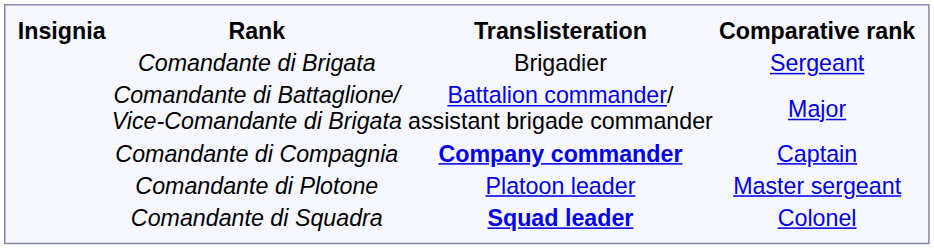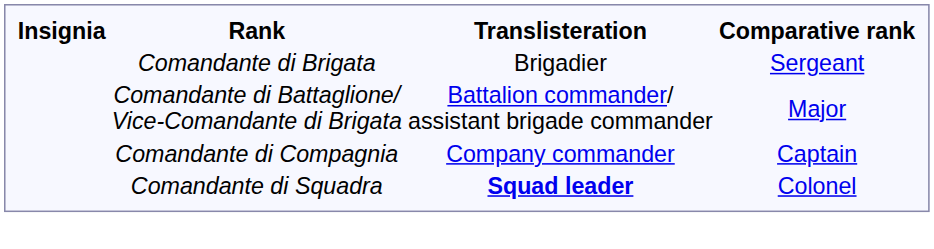(560, 153) bold -> (560, 153) normal
- row: (257, 185)
